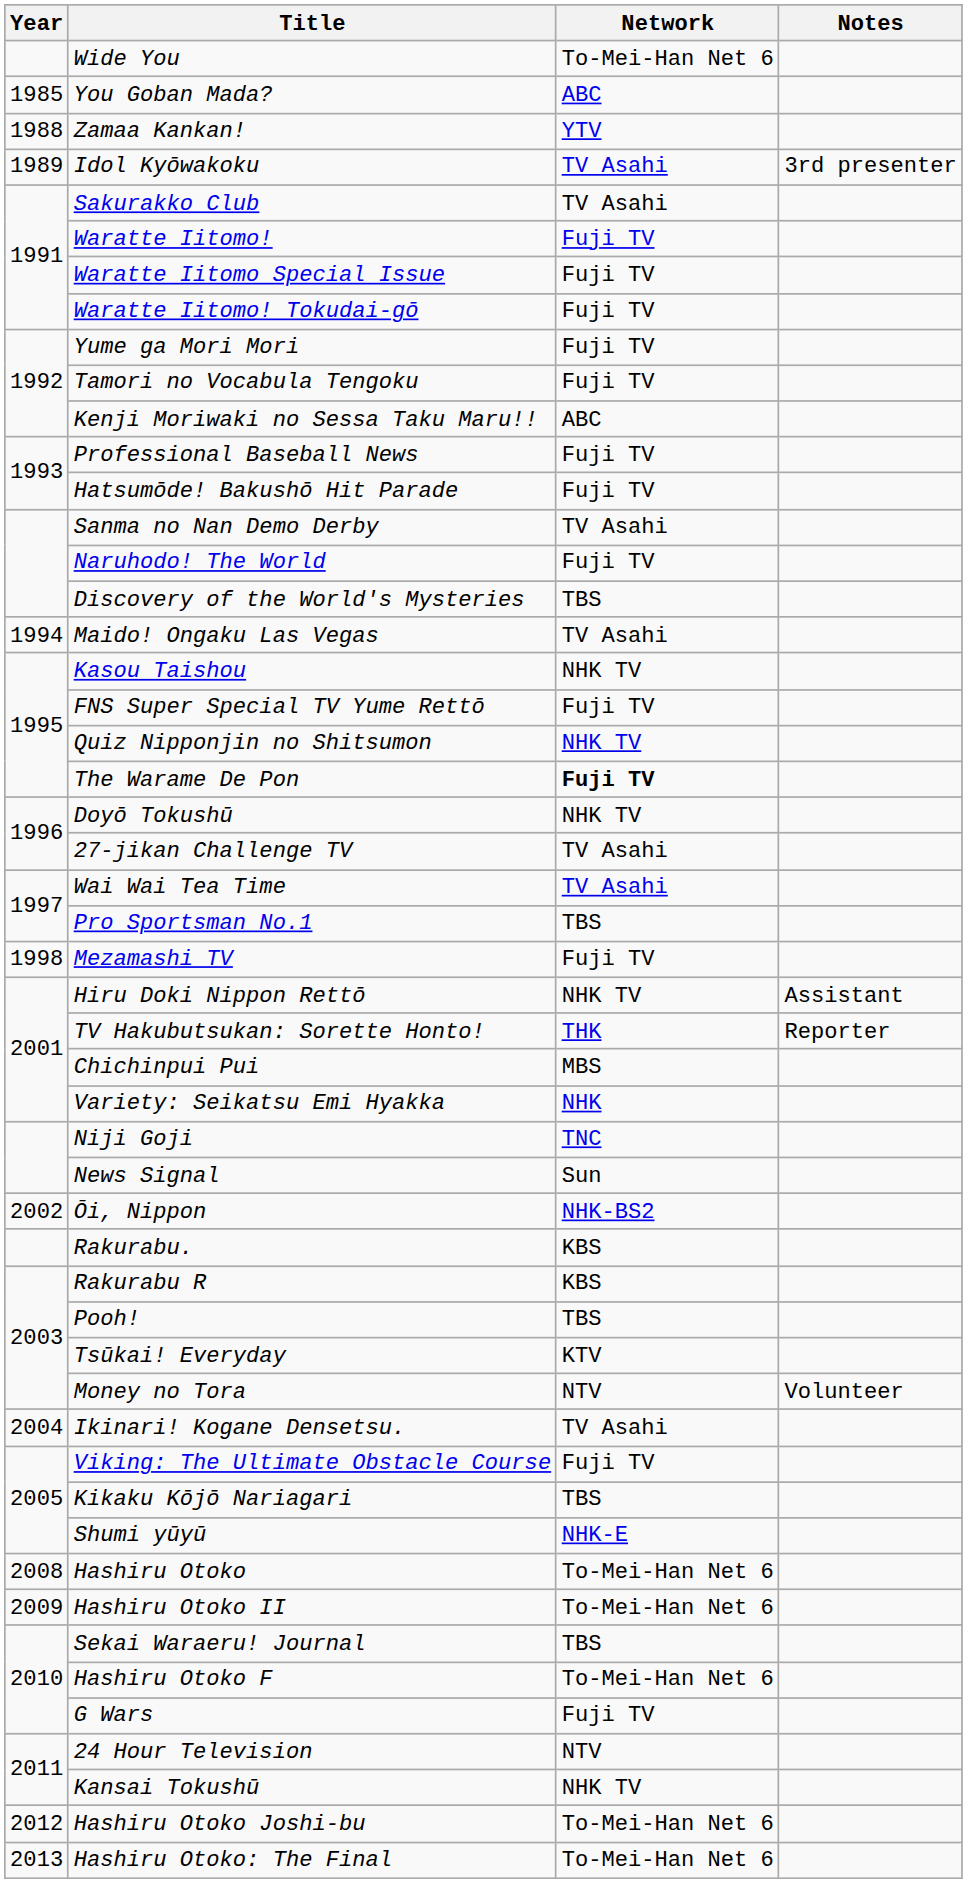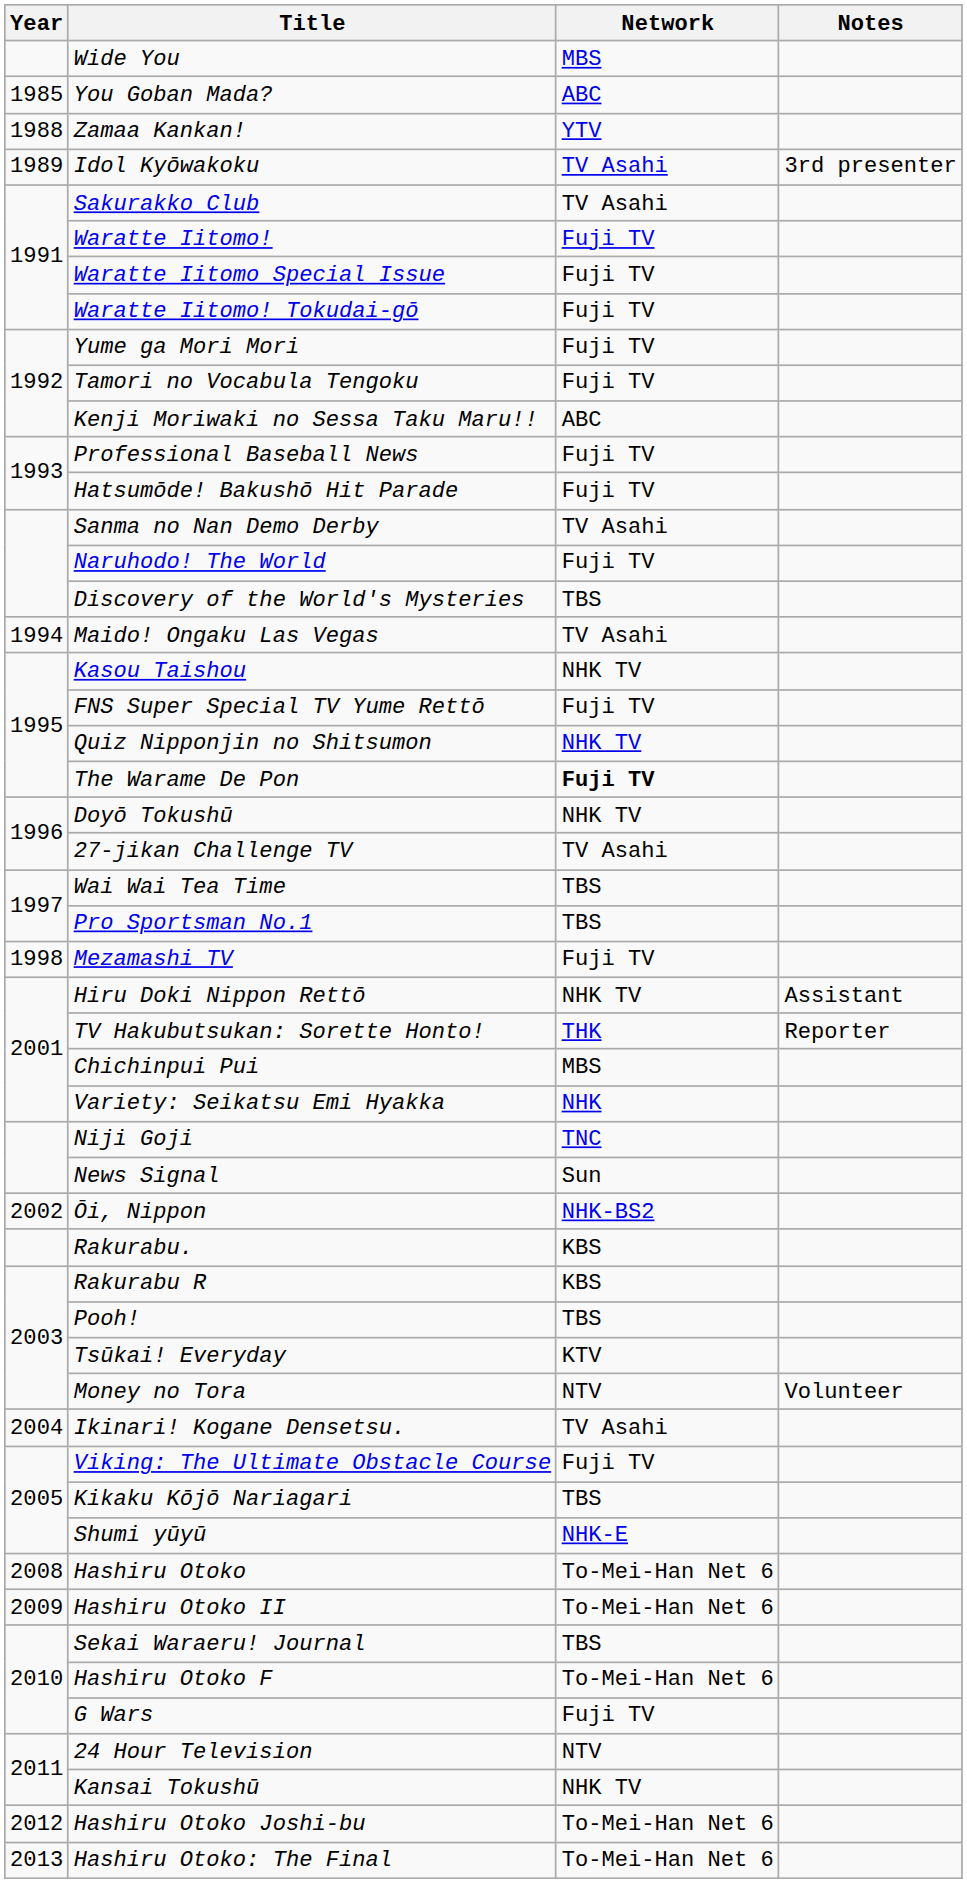(668, 59) To-Mei-Han Net 6 -> (582, 59) MBS
(615, 887) TV Asahi -> (582, 887) TBS
